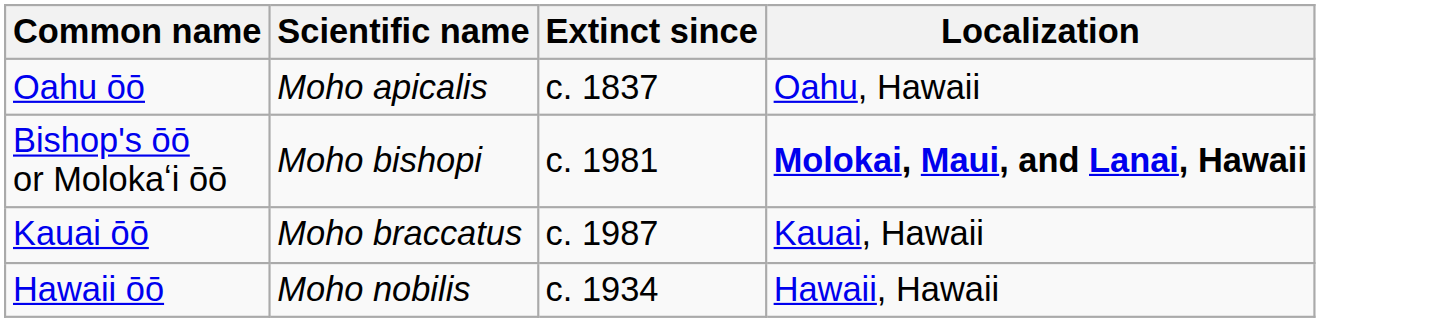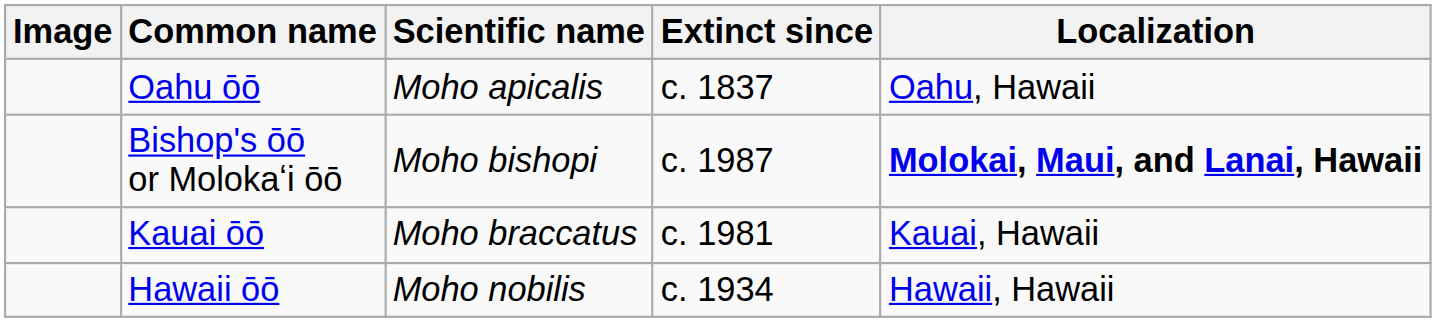+ column: (63, 31)
(602, 160) c. 1981 -> (717, 160) c. 1987
(602, 234) c. 1987 -> (717, 234) c. 1981
